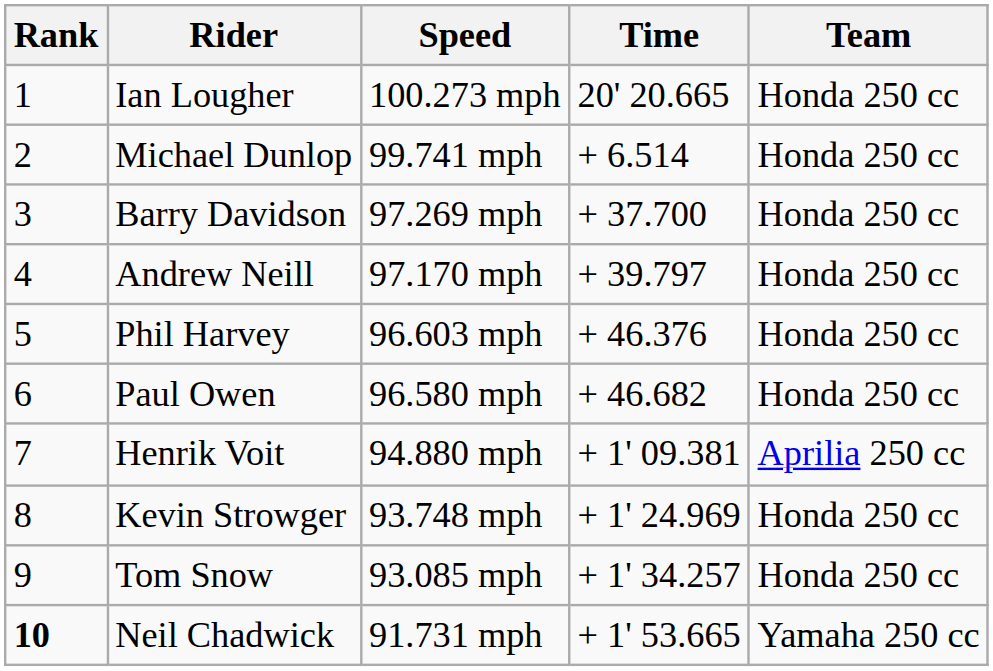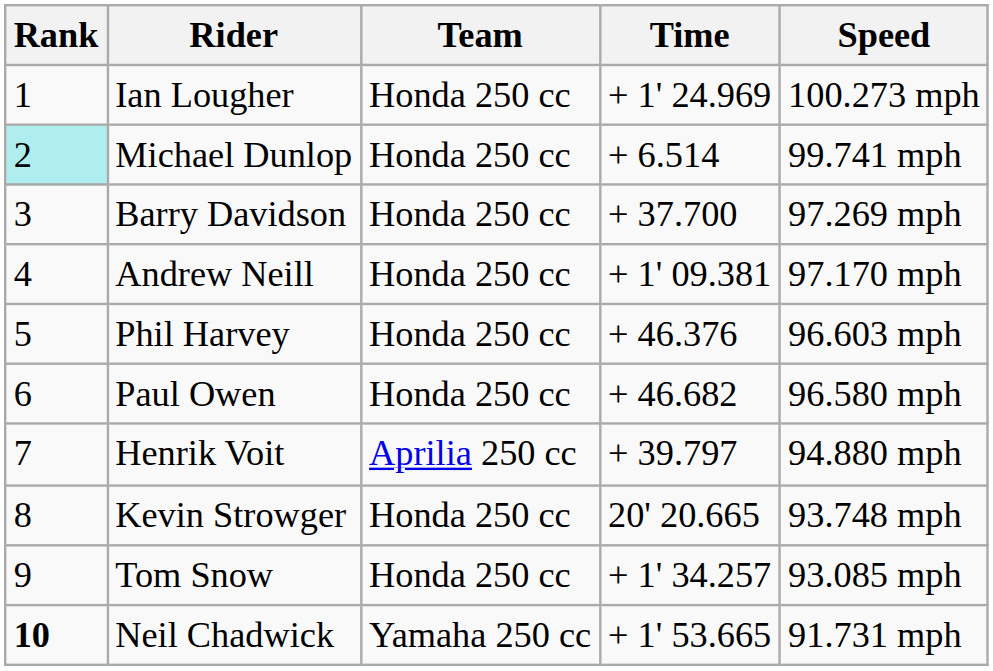columns swapped: (869, 34) <-> (465, 34)
(653, 94) 20' 20.665 -> (690, 94) + 1' 24.969
(23, 154) no background -> (23, 154) paleturquoise background
(642, 274) + 39.797 -> (690, 274) + 1' 09.381
(659, 453) + 1' 09.381 -> (673, 453) + 39.797
(659, 513) + 1' 24.969 -> (684, 513) 20' 20.665
